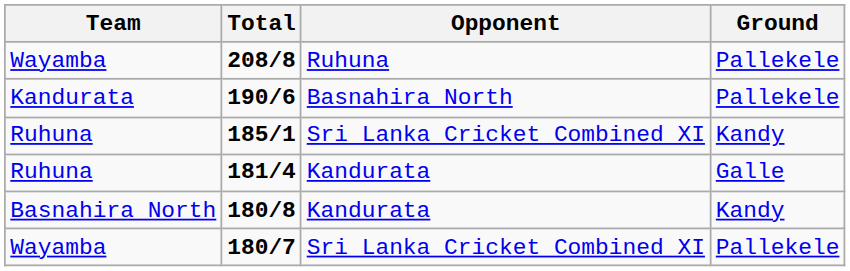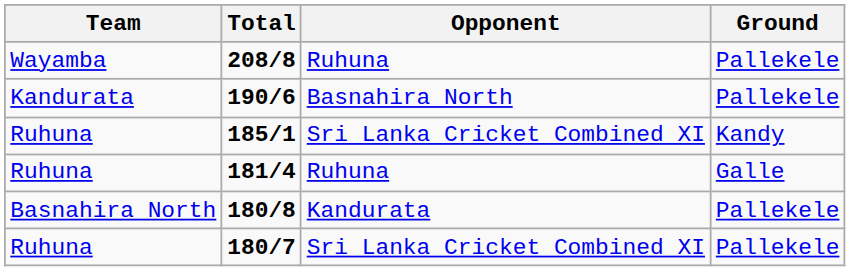(369, 173) Kandurata -> (348, 173) Ruhuna
(750, 210) Kandy -> (778, 210) Pallekele
(58, 247) Wayamba -> (52, 247) Ruhuna
